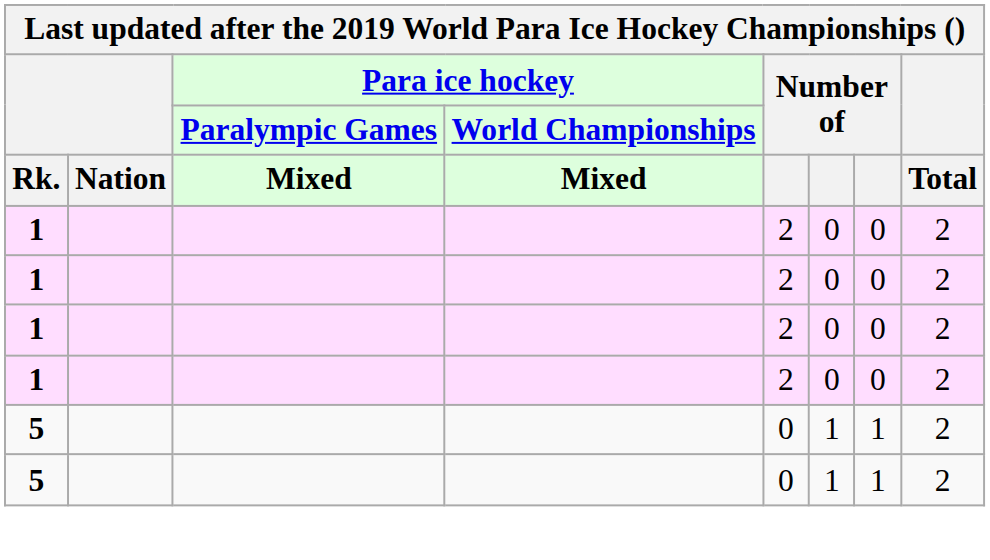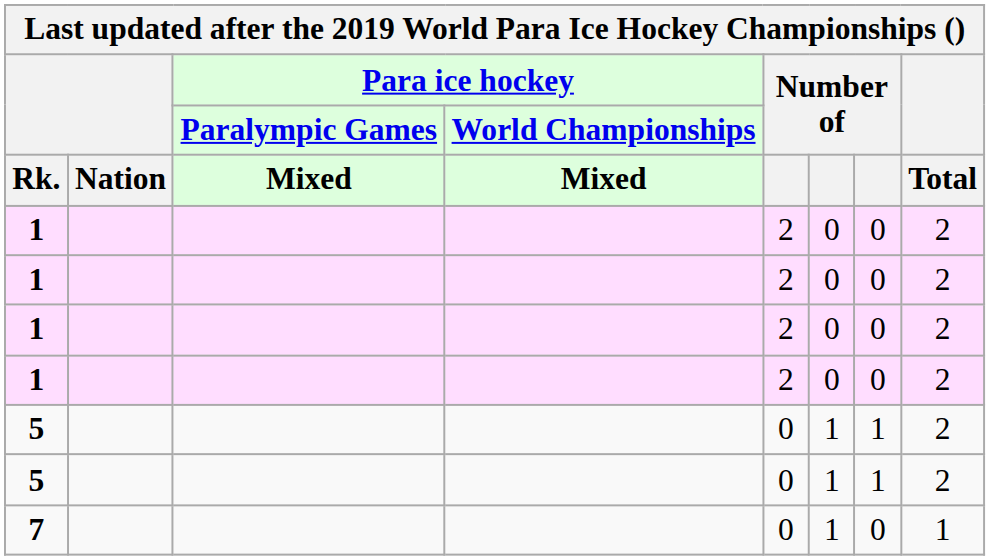+ row: (36, 529)
